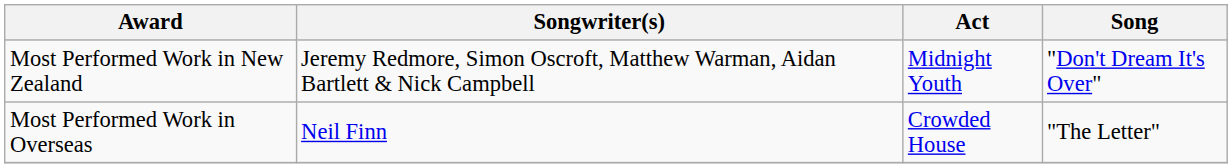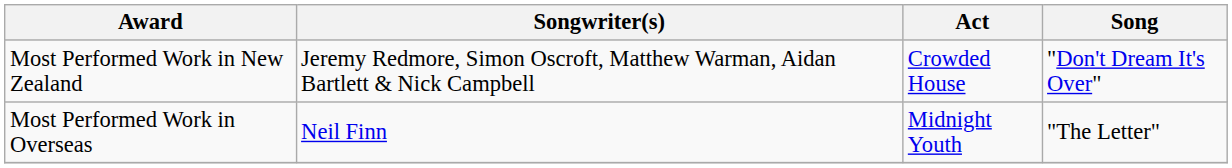(950, 70) Midnight Youth -> (949, 70) Crowded House
(949, 132) Crowded House -> (950, 132) Midnight Youth
